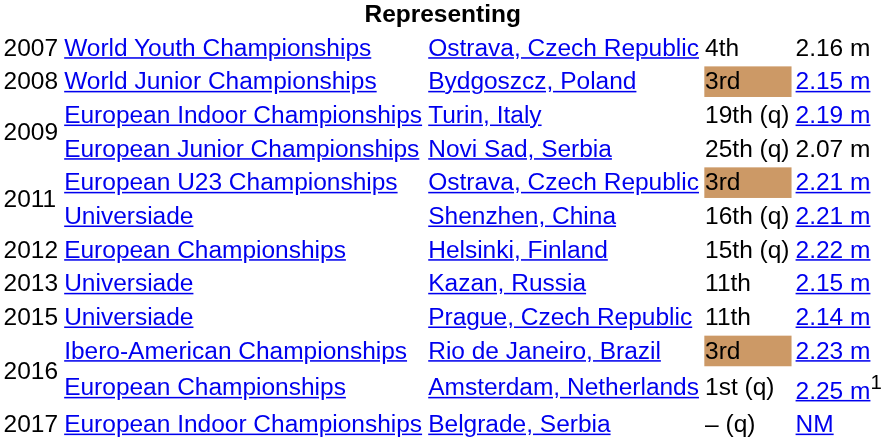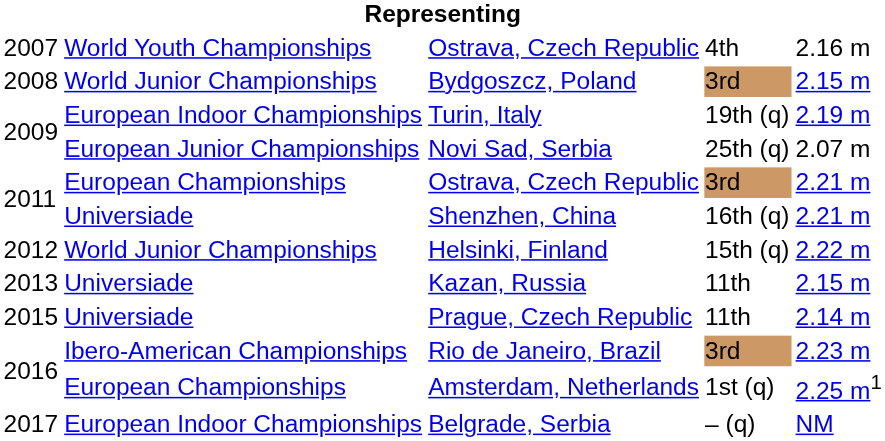(231, 182) European U23 Championships -> (205, 182) European Championships
(205, 249) European Championships -> (220, 249) World Junior Championships
